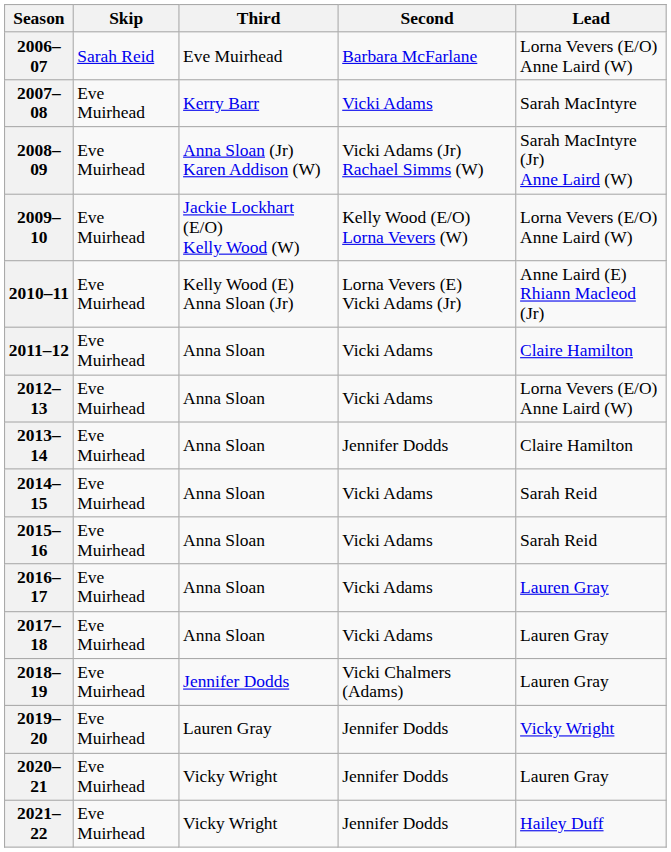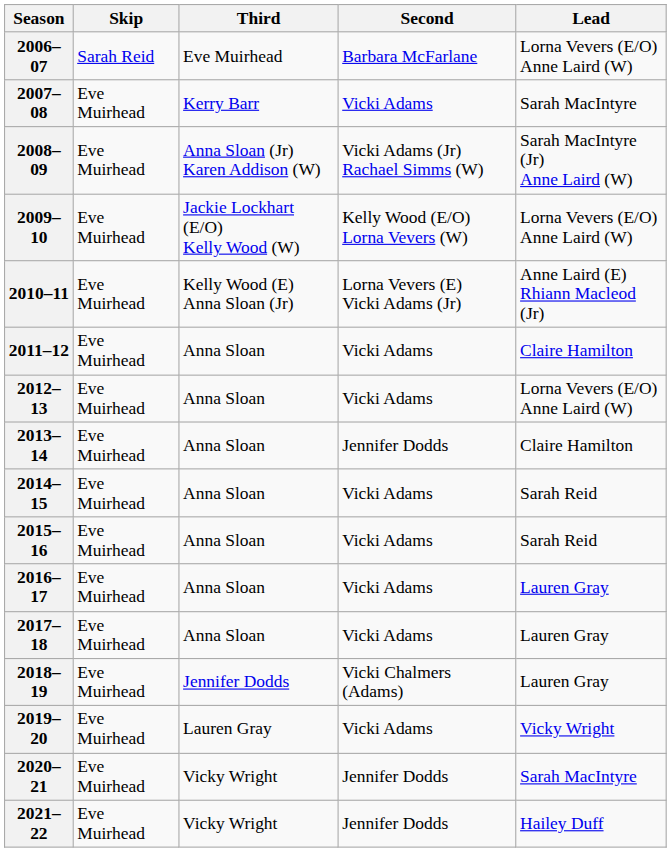(395, 729) Jennifer Dodds -> (387, 729) Vicki Adams
(564, 776) Lauren Gray -> (578, 776) Sarah MacIntyre
